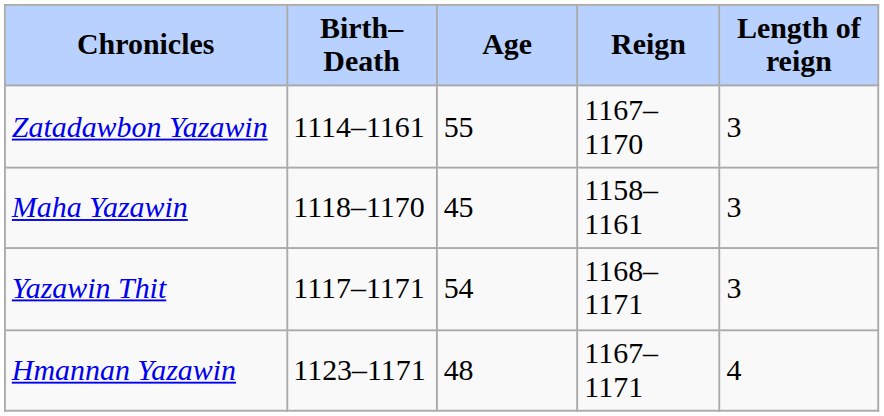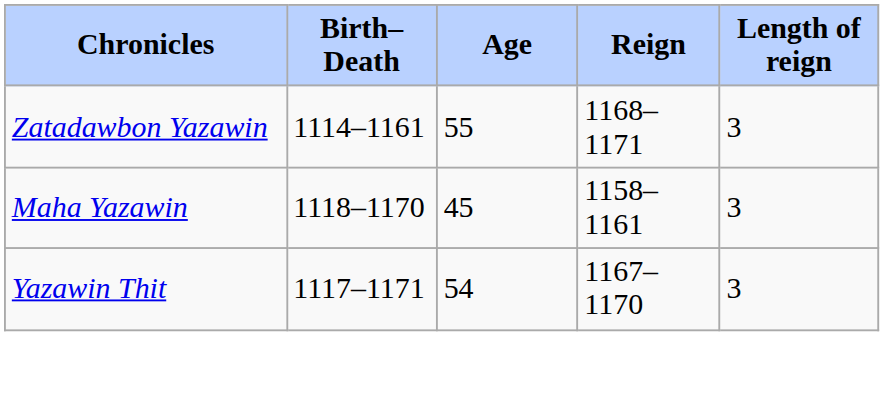(621, 126) 1167–1170 -> (621, 126) 1168–1171
(621, 288) 1168–1171 -> (621, 288) 1167–1170
- row: (124, 369)
